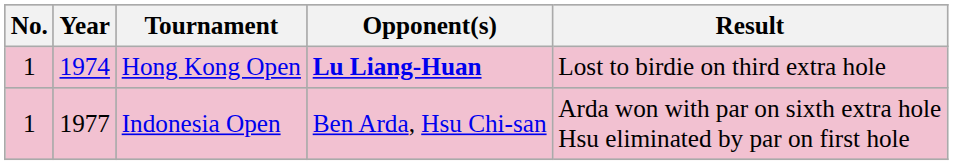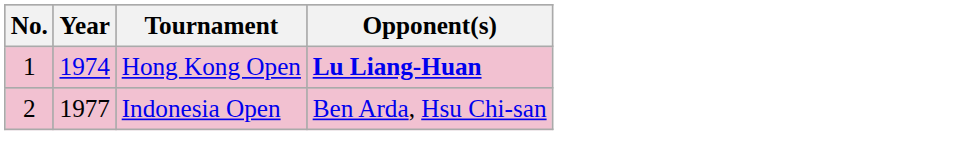- column: (750, 25)
(29, 123) 1 -> (29, 108) 2
